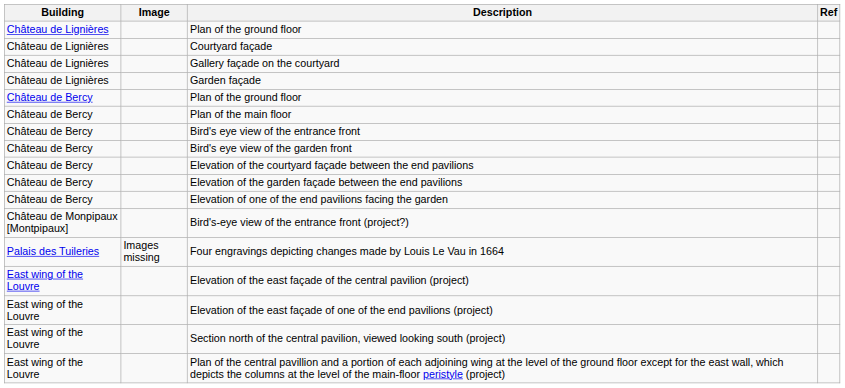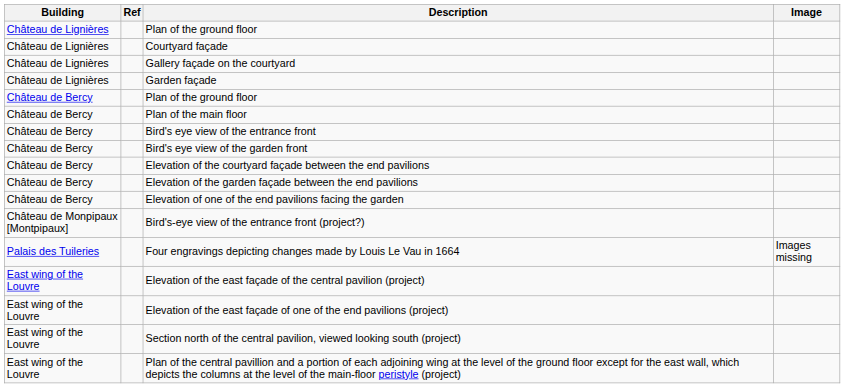columns swapped: (154, 13) <-> (829, 13)
